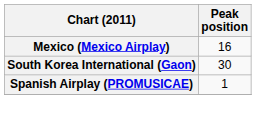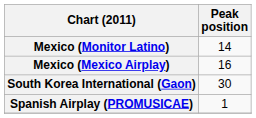+ row: (101, 46)
